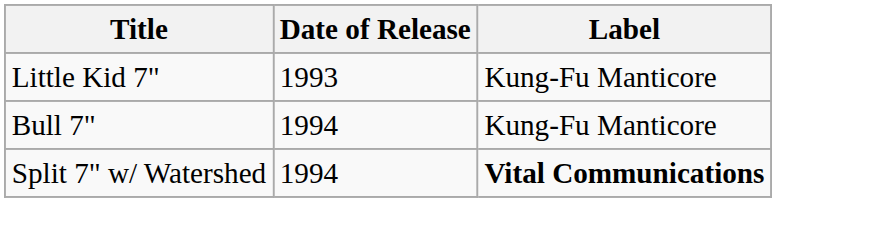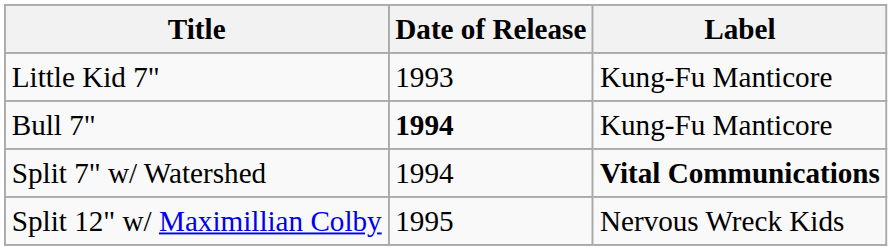(309, 124) normal -> (424, 124) bold
+ row: (197, 221)
